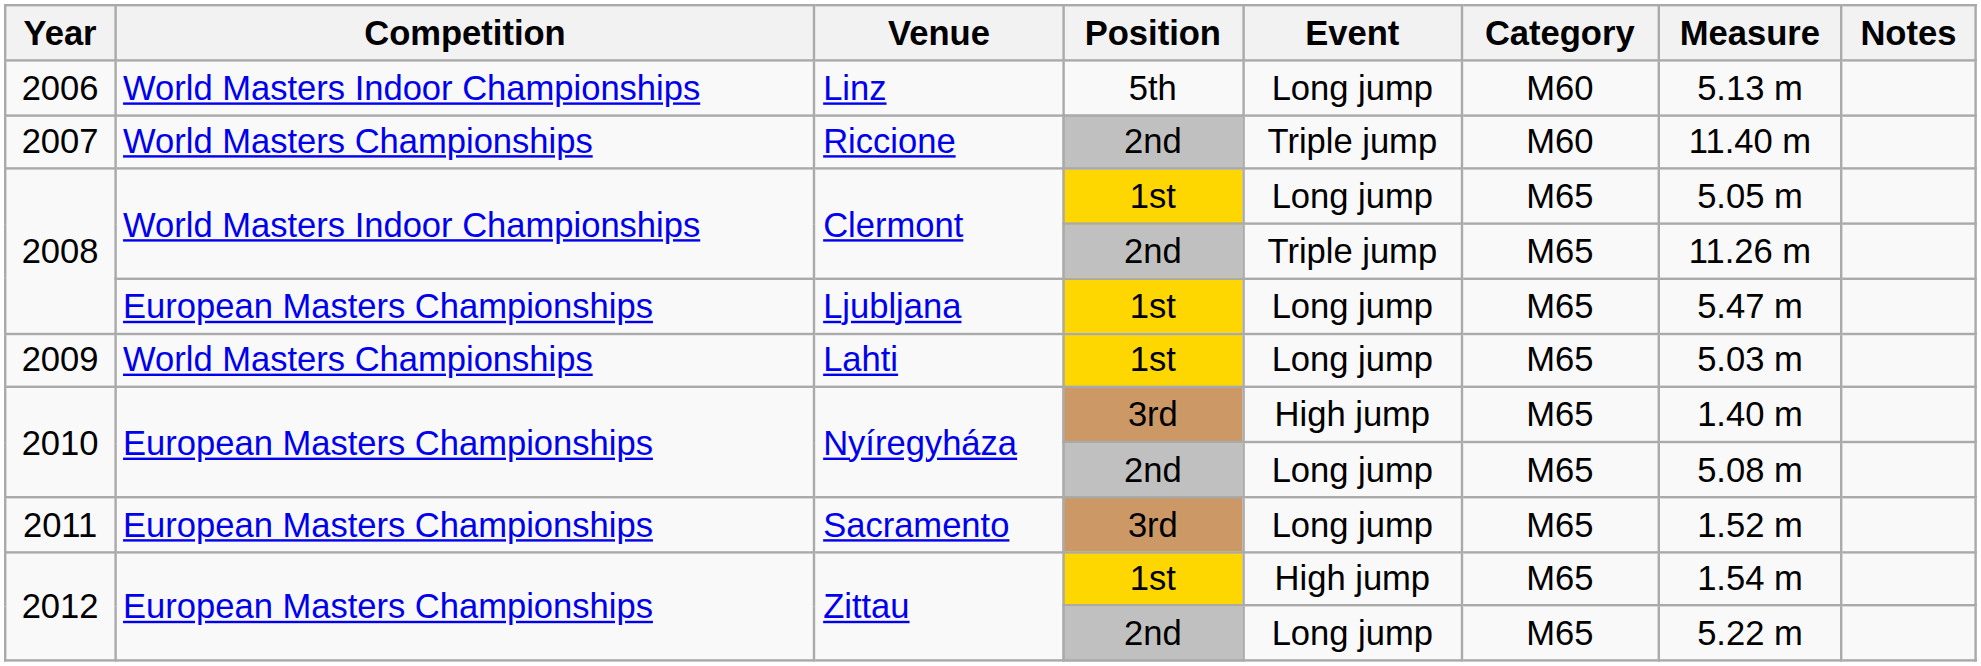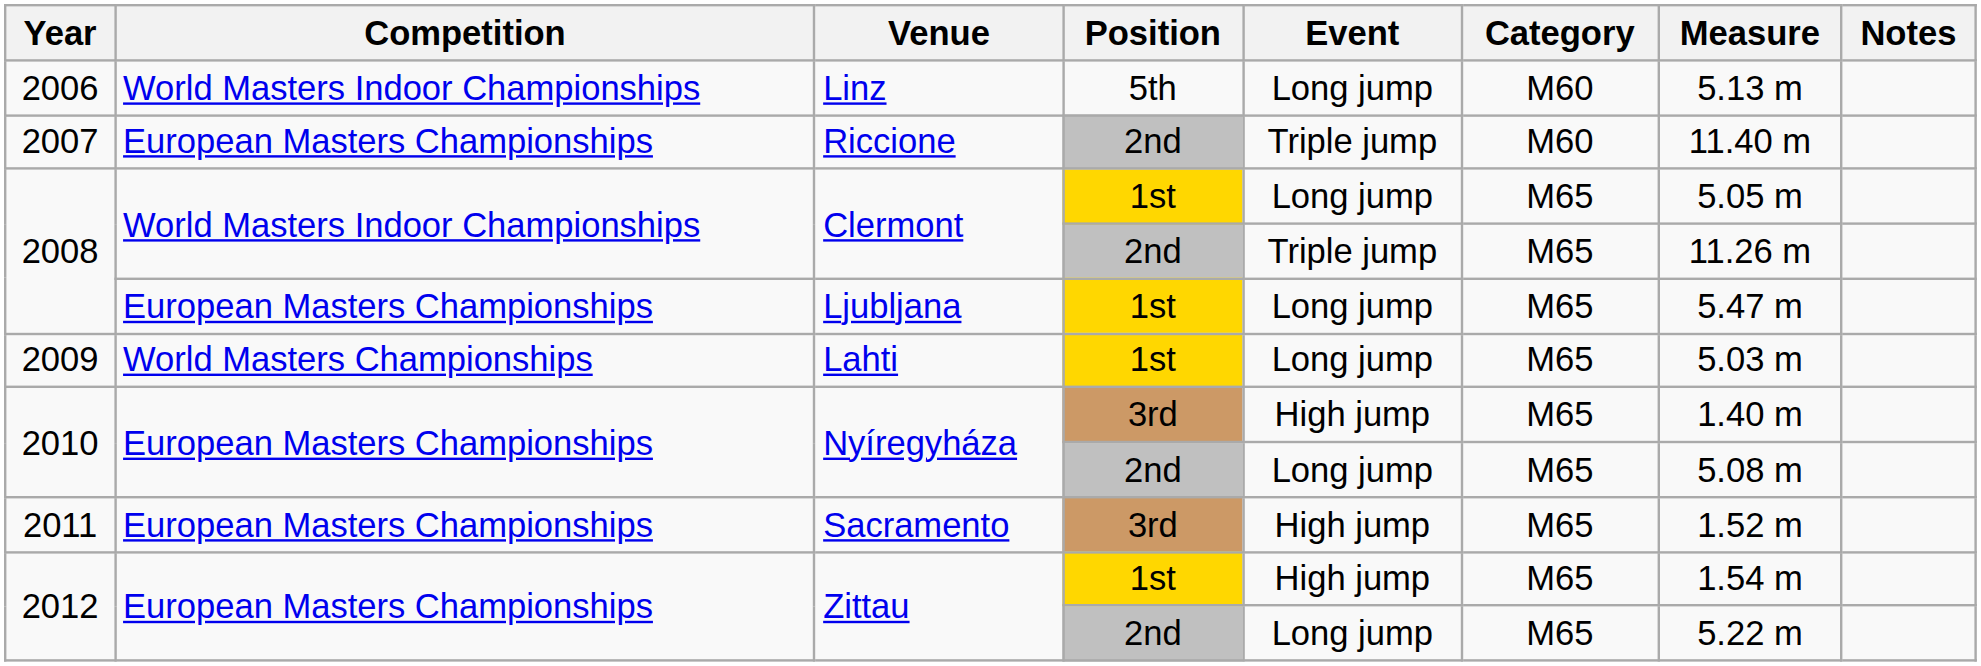(358, 142) World Masters Championships -> (388, 142) European Masters Championships
(1352, 524) Long jump -> (1352, 524) High jump
